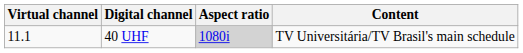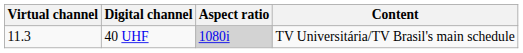(19, 36) 11.1 -> (19, 36) 11.3
